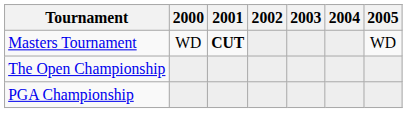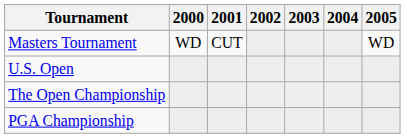(228, 43) bold -> (227, 43) normal
+ row: (41, 69)
